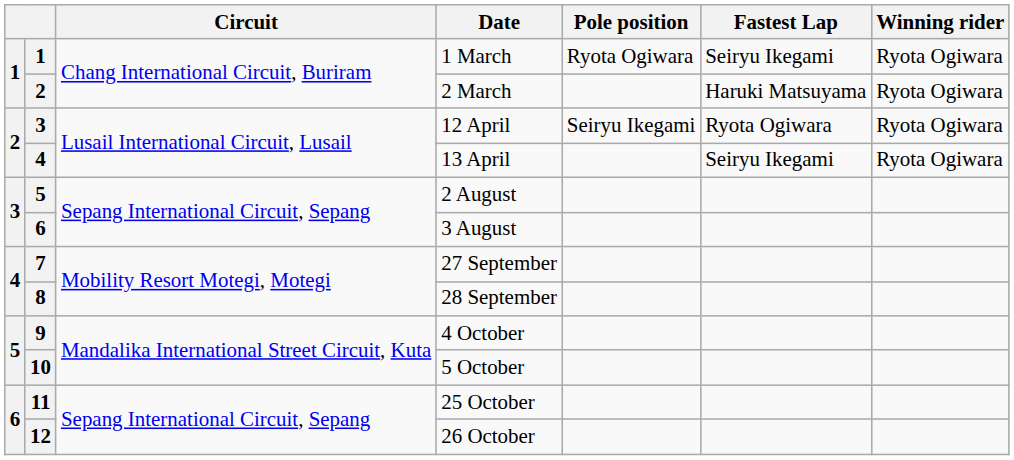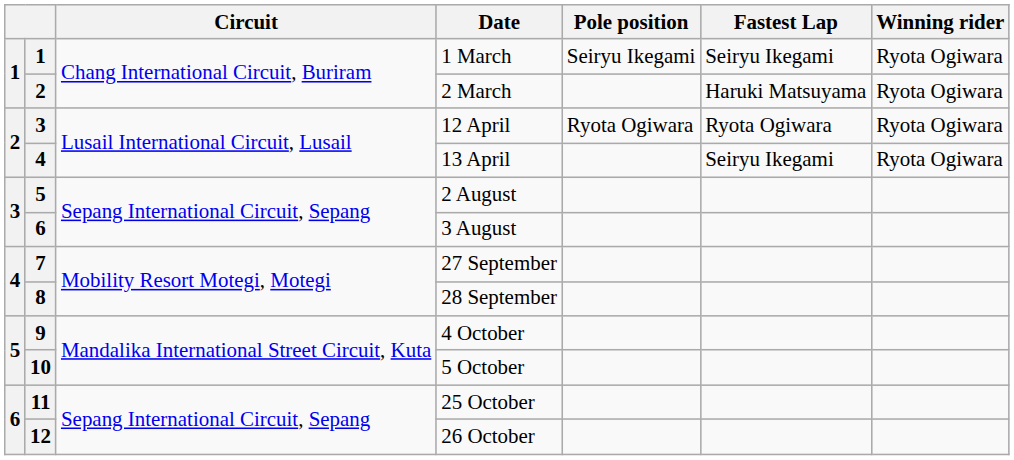(630, 55) Ryota Ogiwara -> (631, 55) Seiryu Ikegami
(631, 125) Seiryu Ikegami -> (630, 125) Ryota Ogiwara
